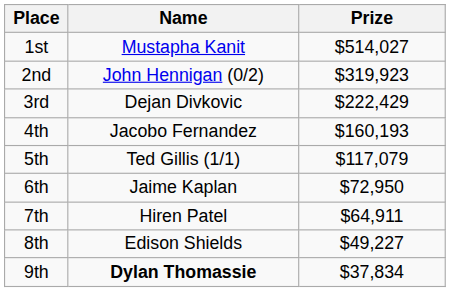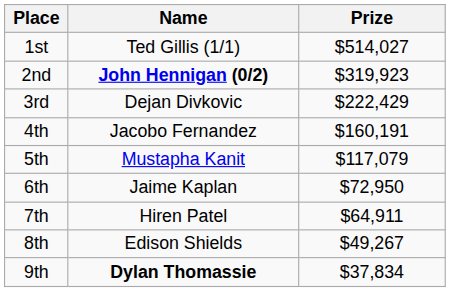(183, 46) Mustapha Kanit -> (183, 46) Ted Gillis (1/1)
(183, 74) normal -> (183, 74) bold
(372, 131) $160,193 -> (372, 131) $160,191
(183, 159) Ted Gillis (1/1) -> (183, 159) Mustapha Kanit
(372, 243) $49,227 -> (372, 243) $49,267
